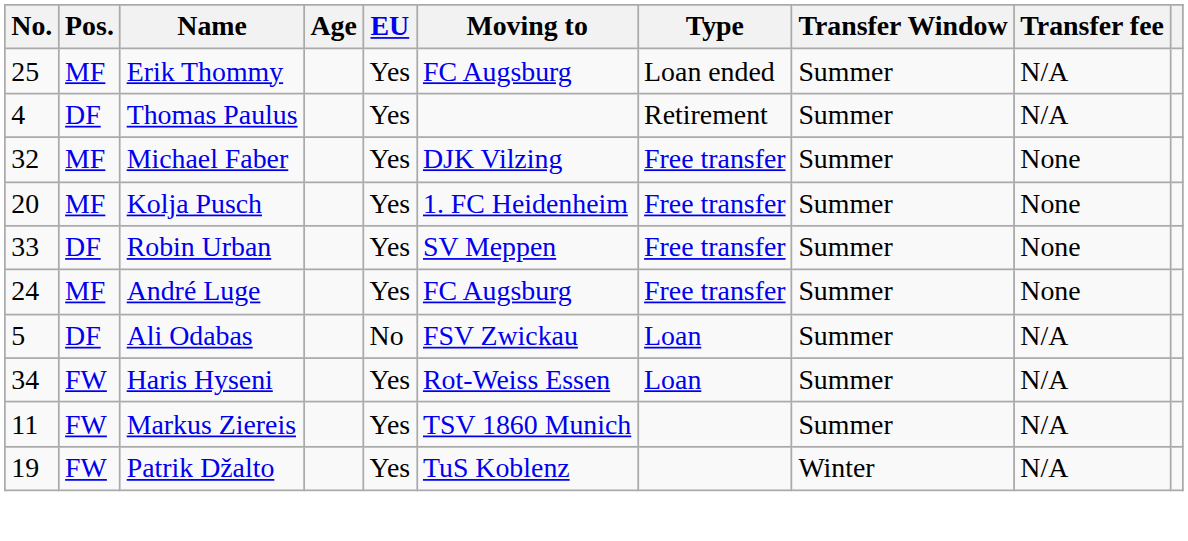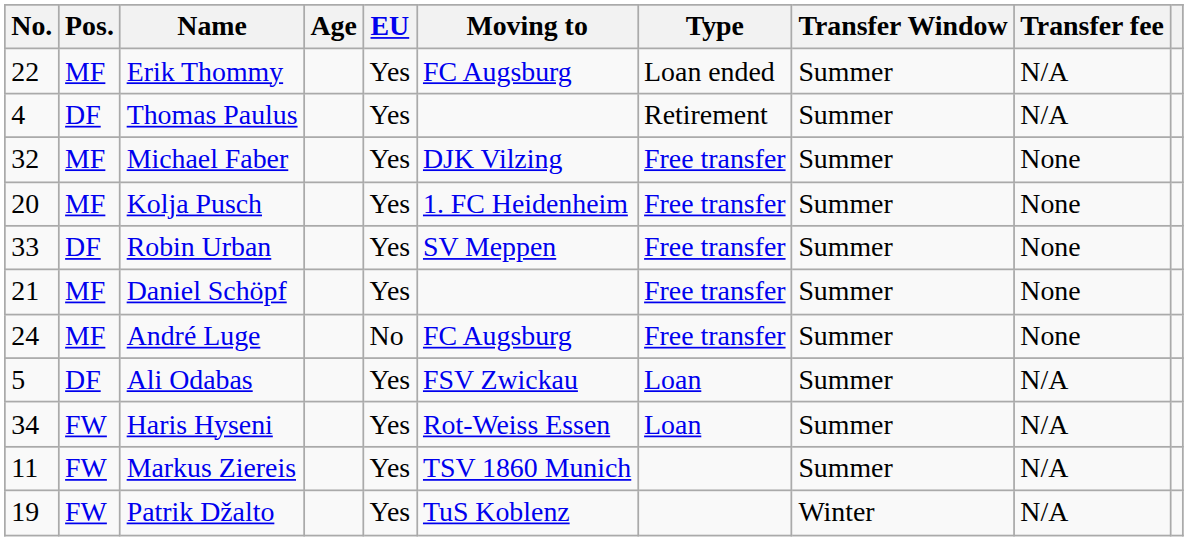(25, 70) 25 -> (25, 70) 22
+ row: (207, 291)
(390, 291) Yes -> (387, 335) No
(387, 335) No -> (390, 379) Yes
